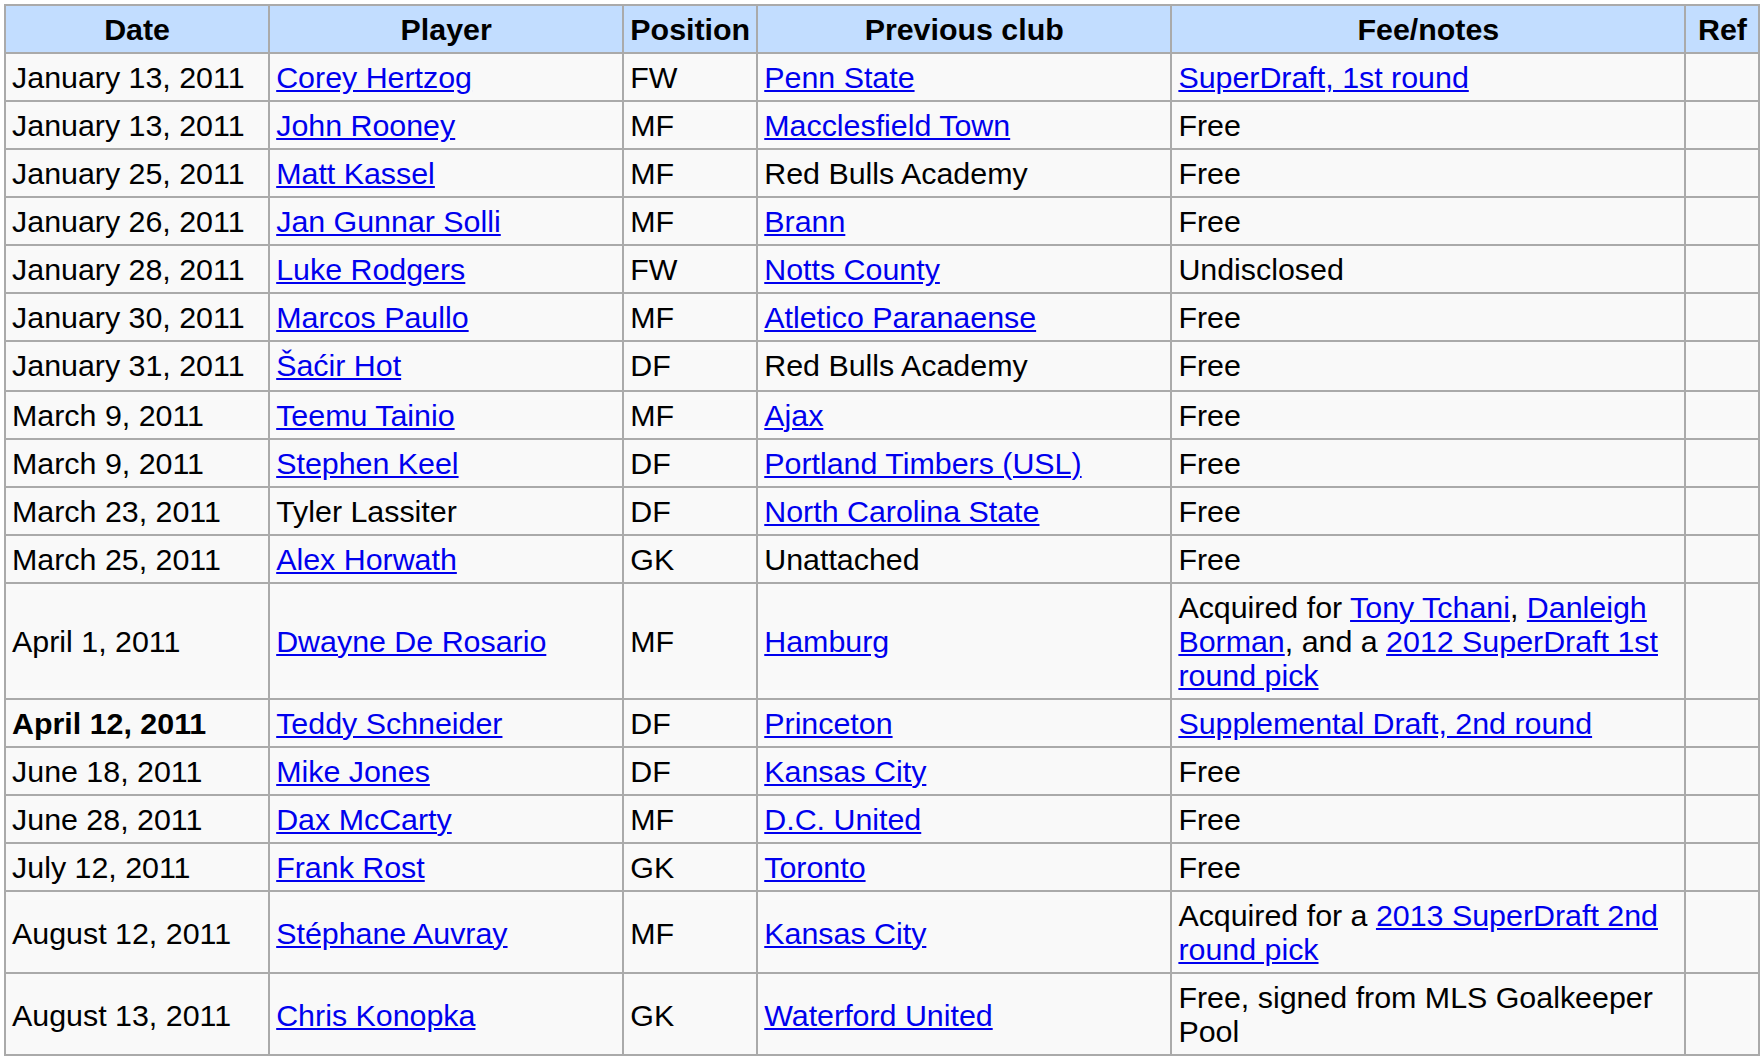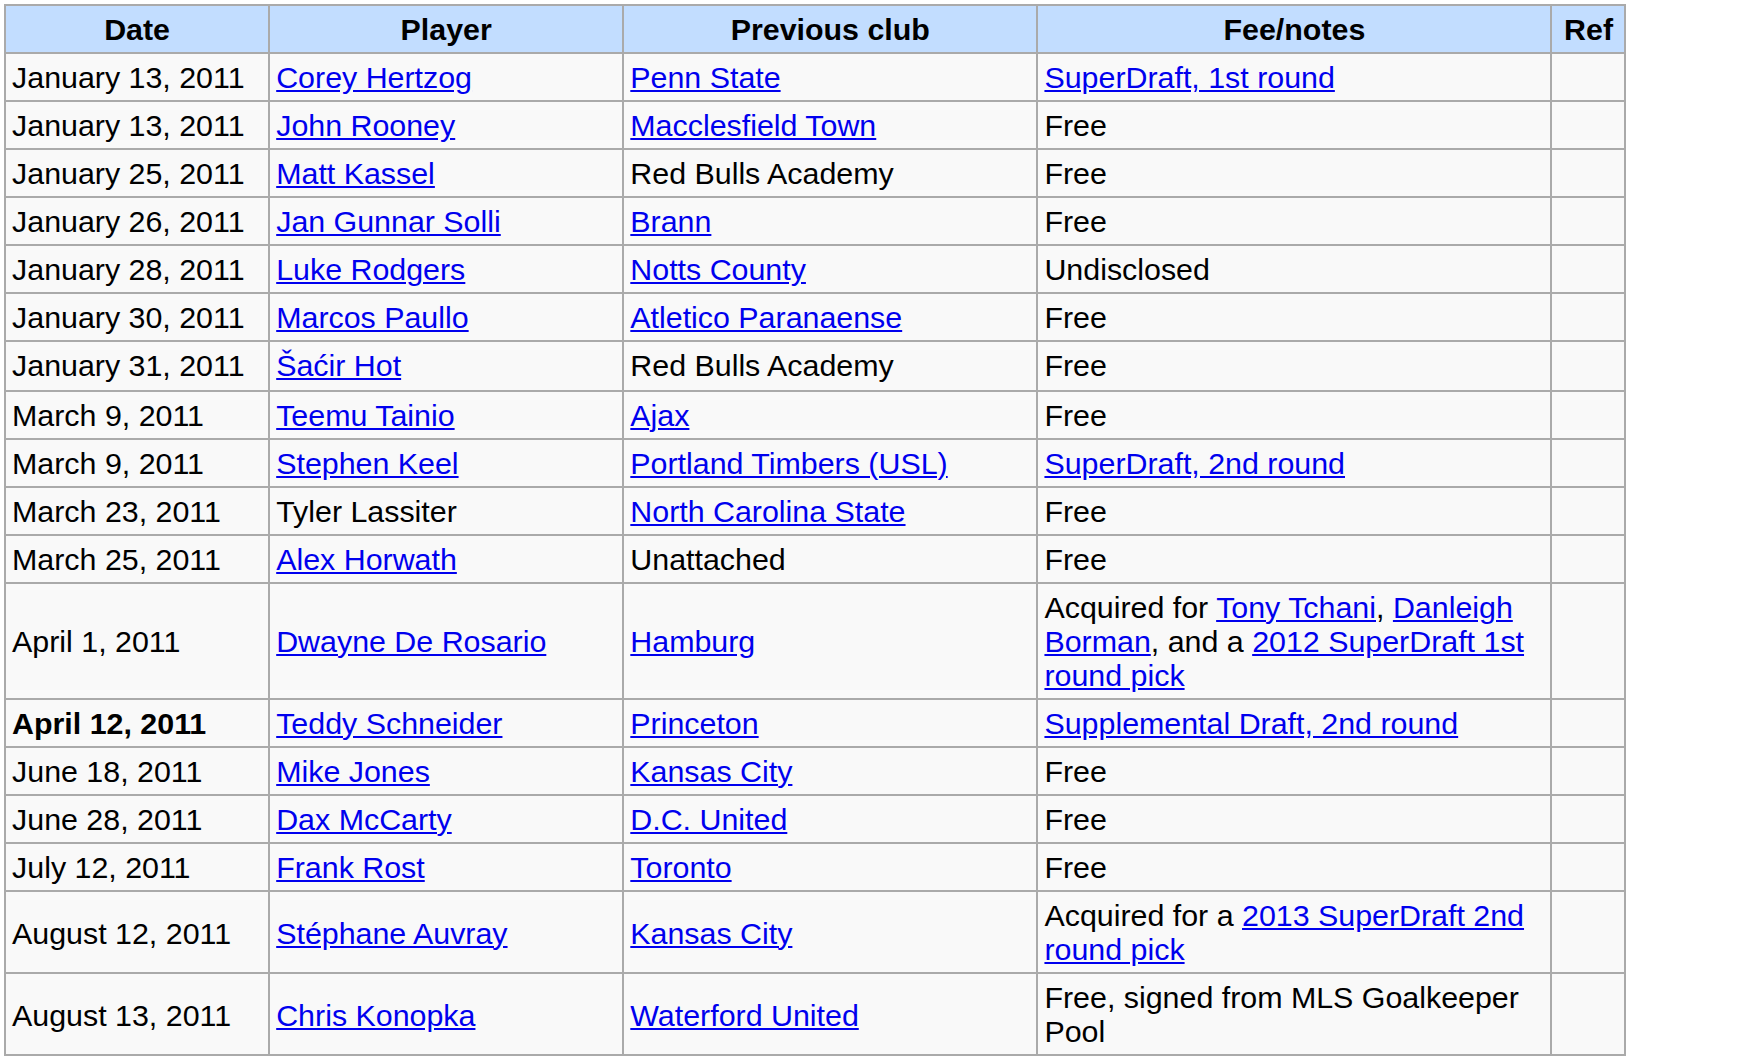- column: (690, 29)
(1210, 462) Free -> (1195, 462) SuperDraft, 2nd round
